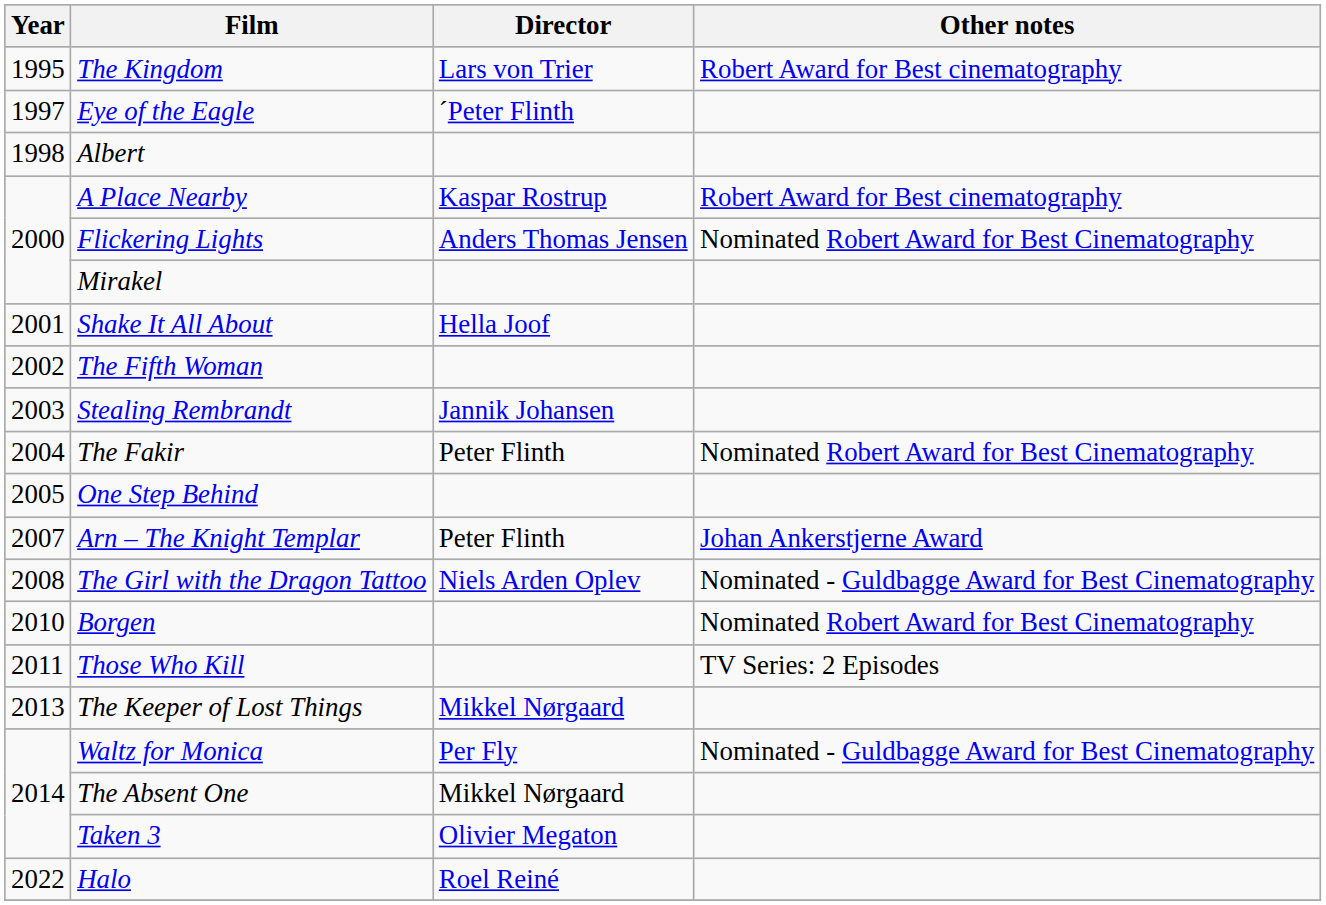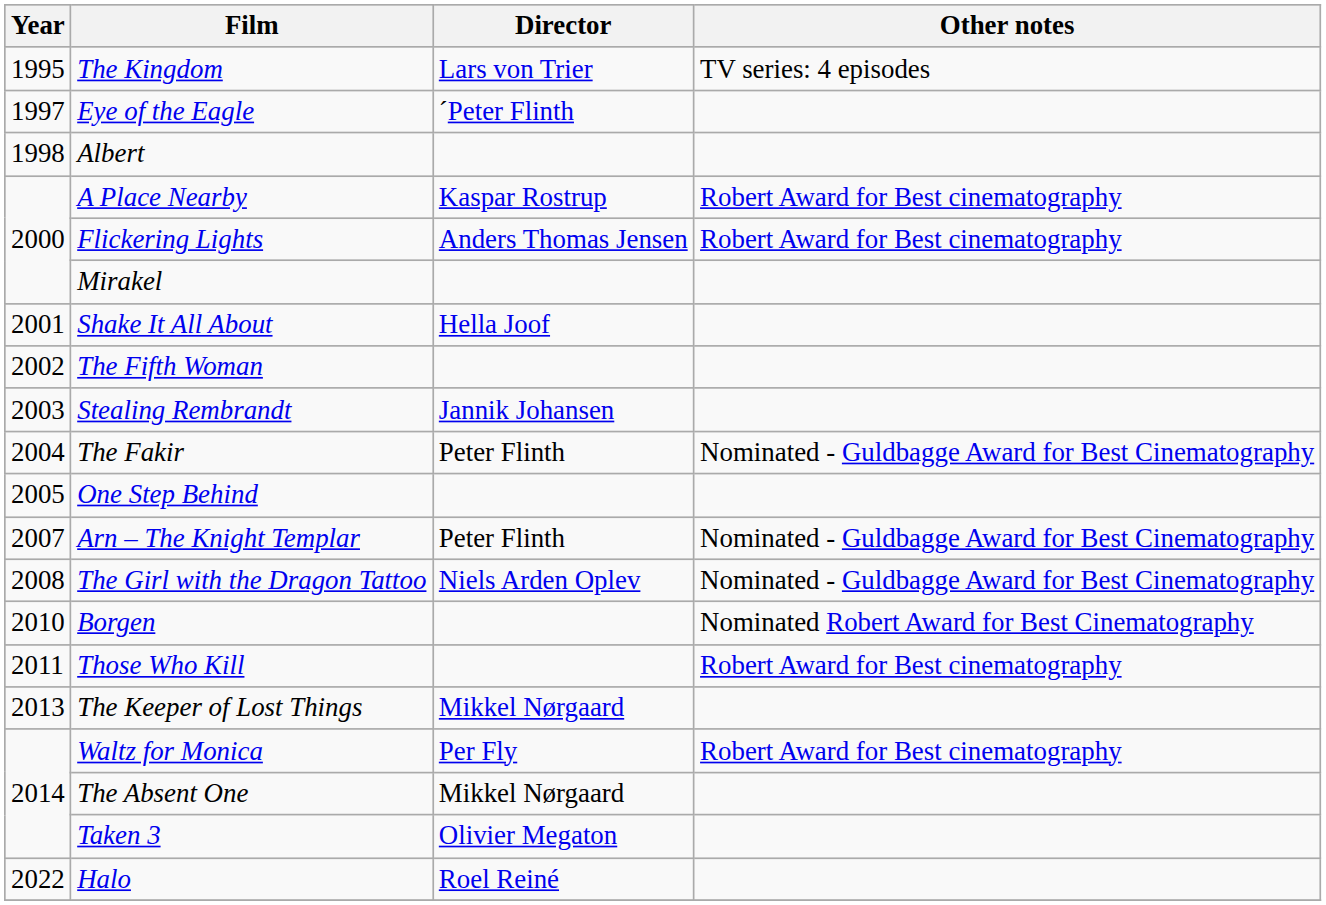(911, 68) Robert Award for Best cinematography -> (815, 68) TV series: 4 episodes
(977, 238) Nominated Robert Award for Best Cinematography -> (911, 238) Robert Award for Best cinematography
(977, 452) Nominated Robert Award for Best Cinematography -> (1007, 452) Nominated - Guldbagge Award for Best Cinematography
(841, 537) Johan Ankerstjerne Award -> (1007, 537) Nominated - Guldbagge Award for Best Cinematography
(820, 665) TV Series: 2 Episodes -> (911, 665) Robert Award for Best cinematography
(1007, 750) Nominated - Guldbagge Award for Best Cinematography -> (911, 750) Robert Award for Best cinematography
